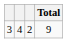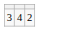- column: (49, 12)
